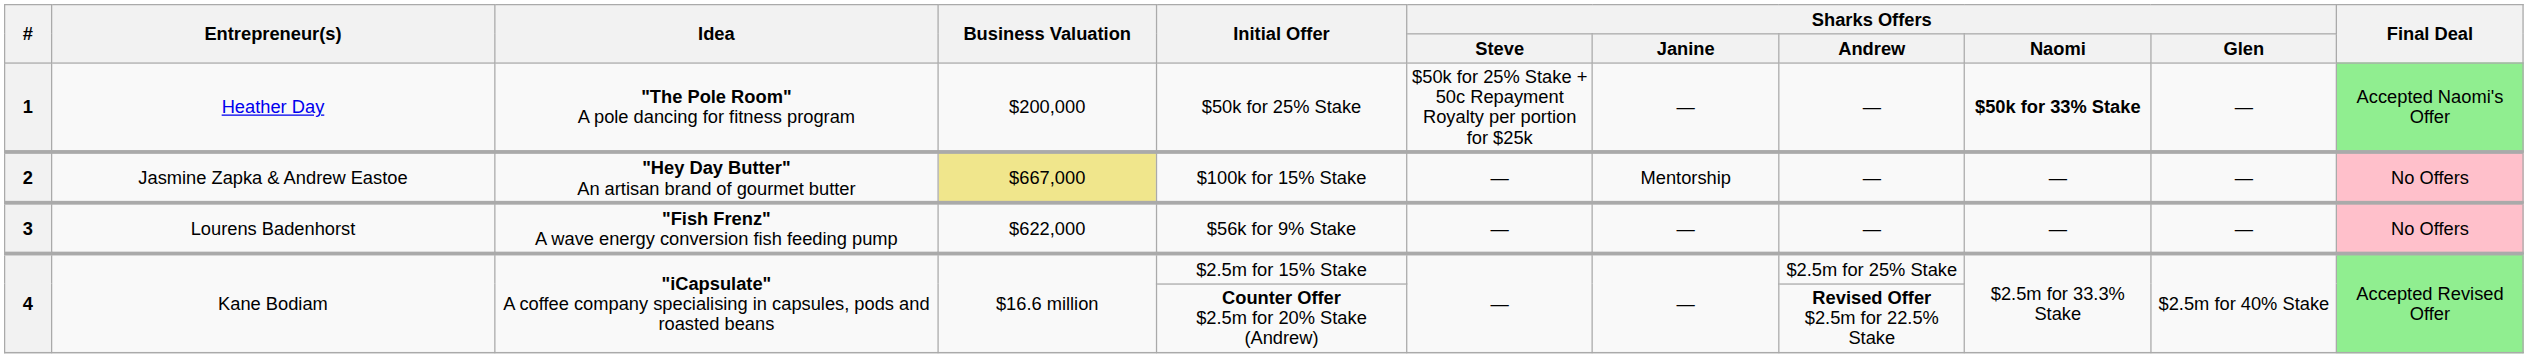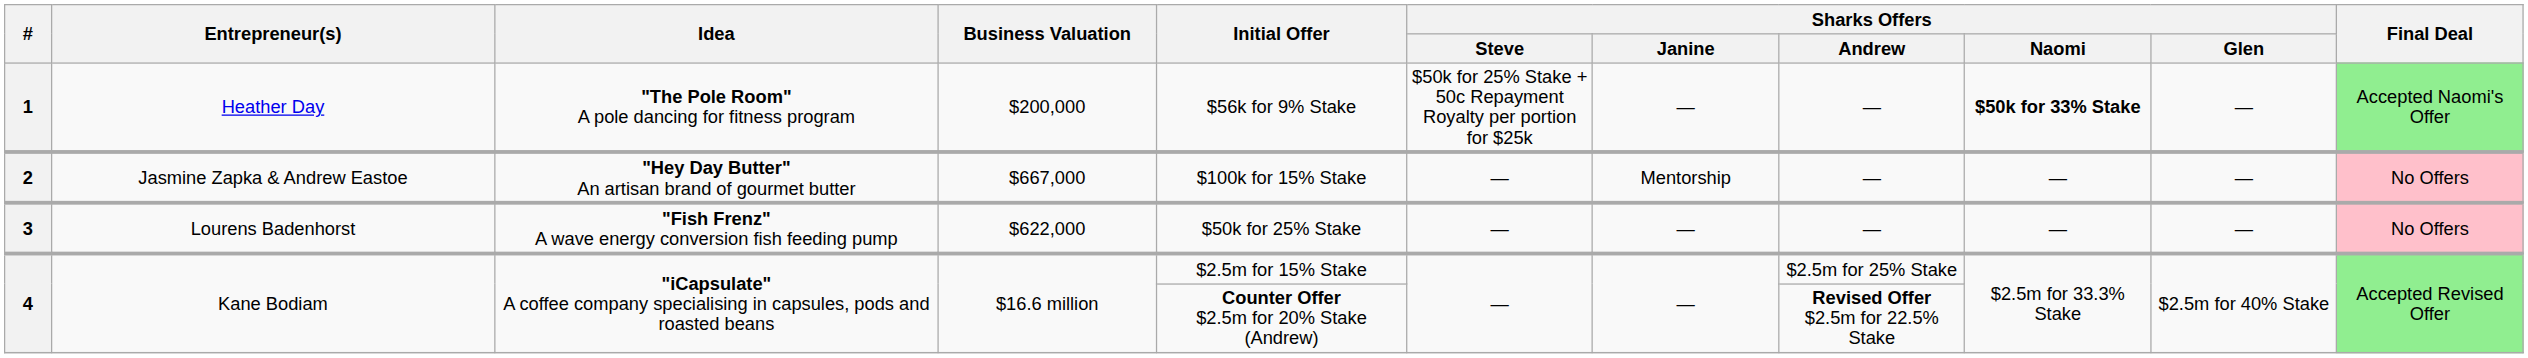(1281, 108) $50k for 25% Stake -> (1282, 108) $56k for 9% Stake
(1047, 179) khaki background -> (1047, 179) no background
(1282, 229) $56k for 9% Stake -> (1281, 229) $50k for 25% Stake
